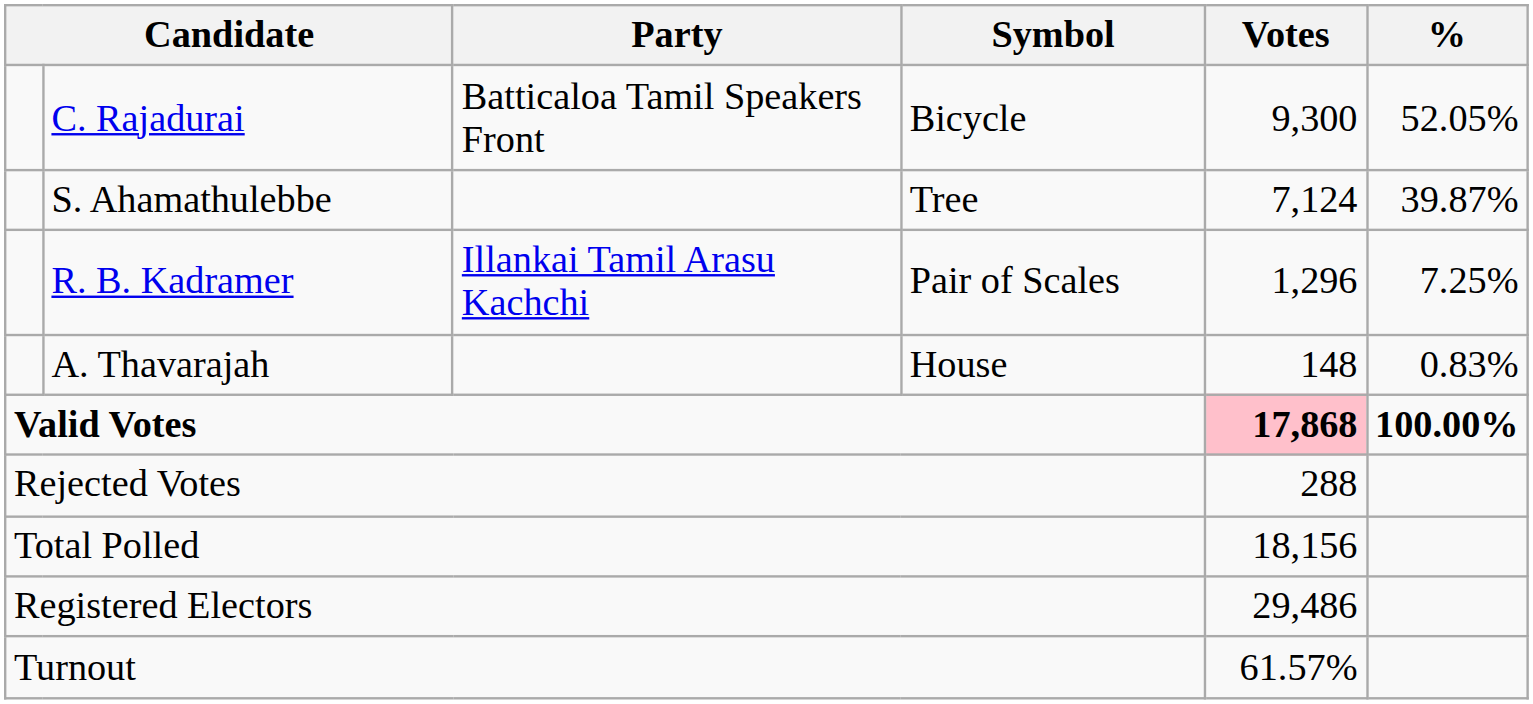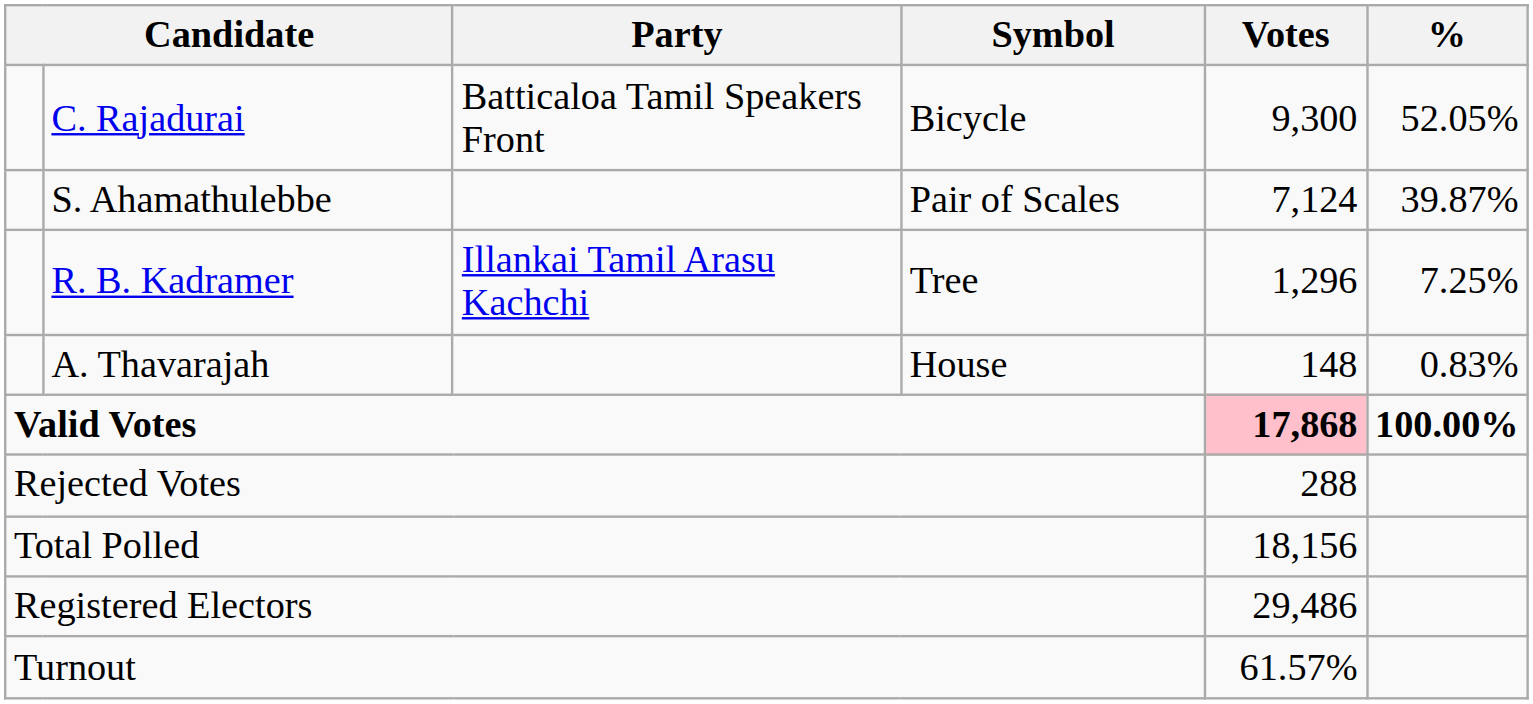(944, 199) Tree -> (1015, 199) Pair of Scales
(1015, 281) Pair of Scales -> (944, 281) Tree
